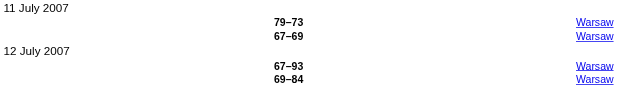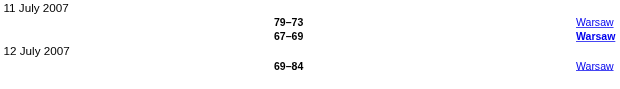(595, 37) normal -> (596, 37) bold
- row: (117, 66)
